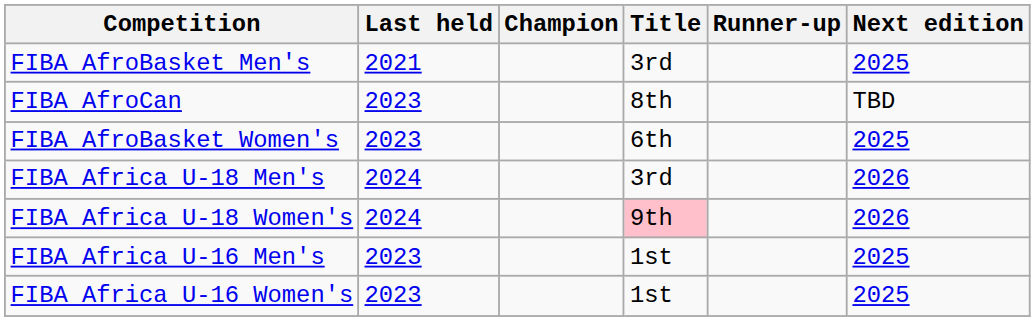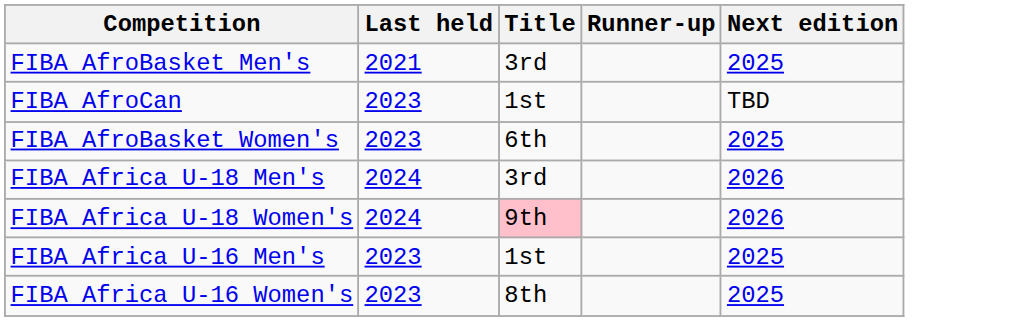- column: (561, 24)
(651, 102) 8th -> (526, 102) 1st
(651, 296) 1st -> (526, 296) 8th
